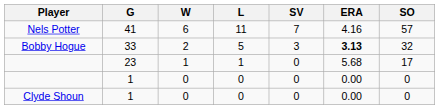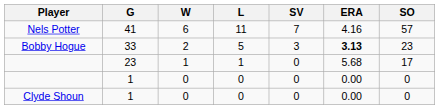(407, 46) 32 -> (407, 46) 23
